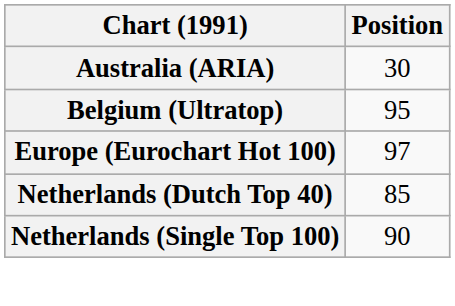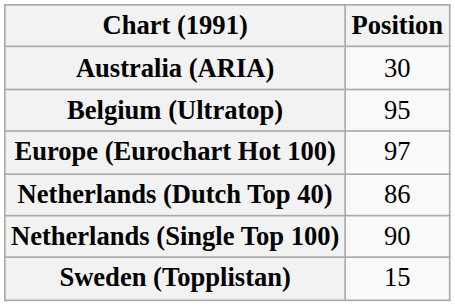(397, 194) 85 -> (397, 194) 86
+ row: (175, 278)
